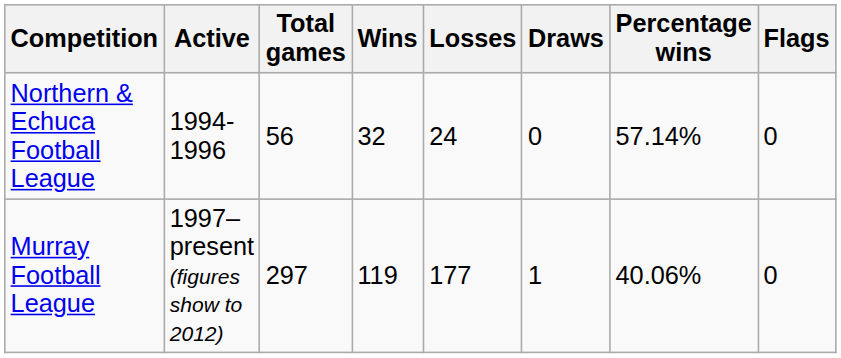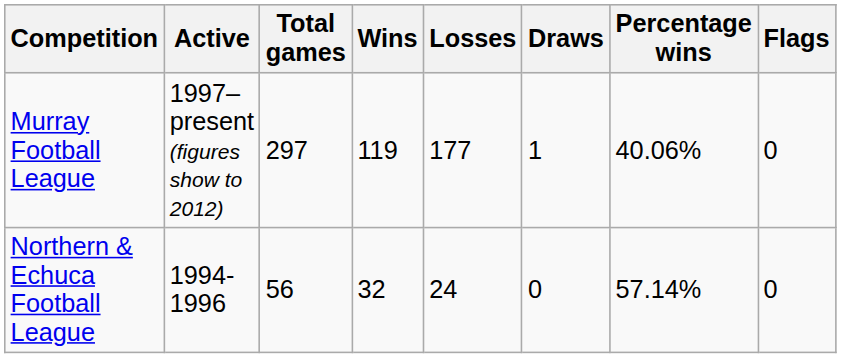rows swapped: (72, 135) <-> (56, 275)
